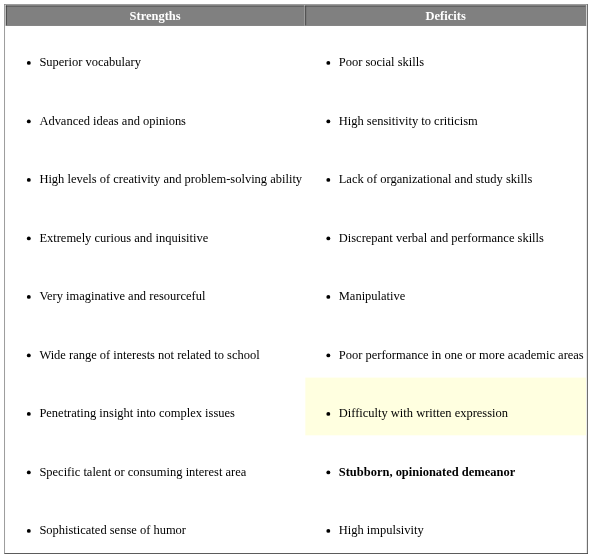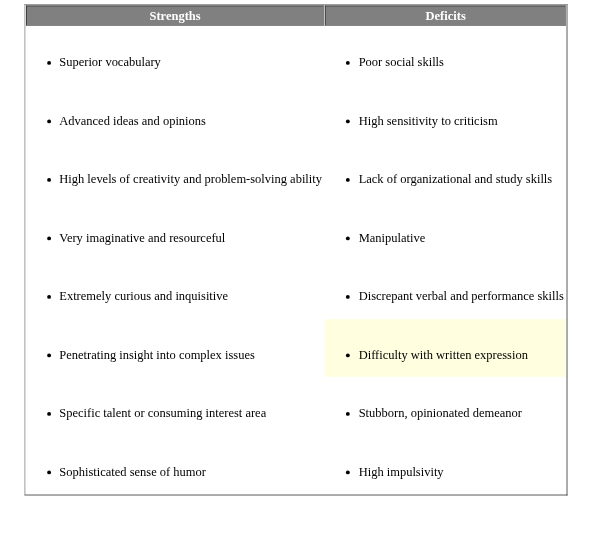rows swapped: (155, 238) <-> (155, 296)
- row: (155, 355)
(446, 472) bold -> (446, 413) normal
